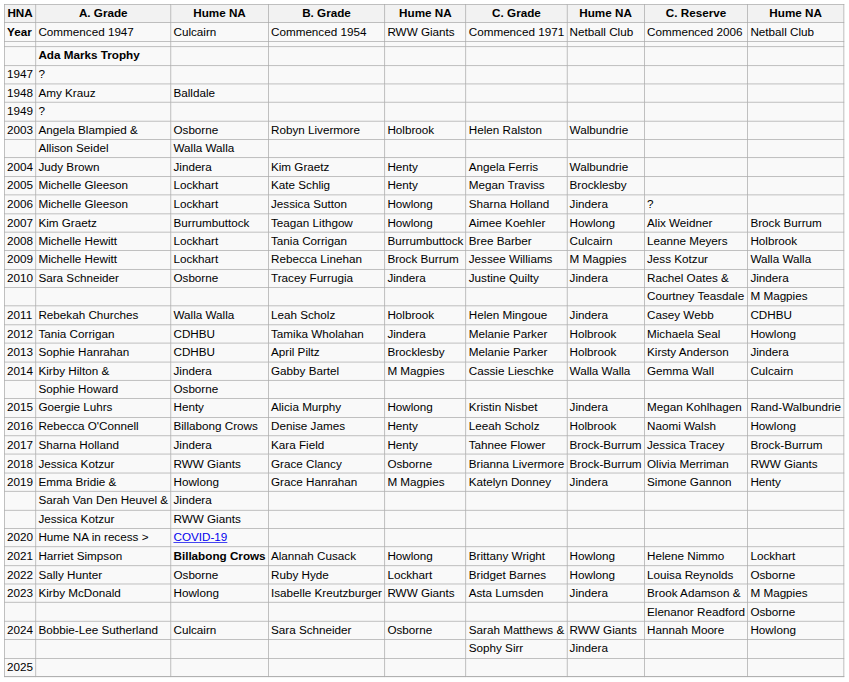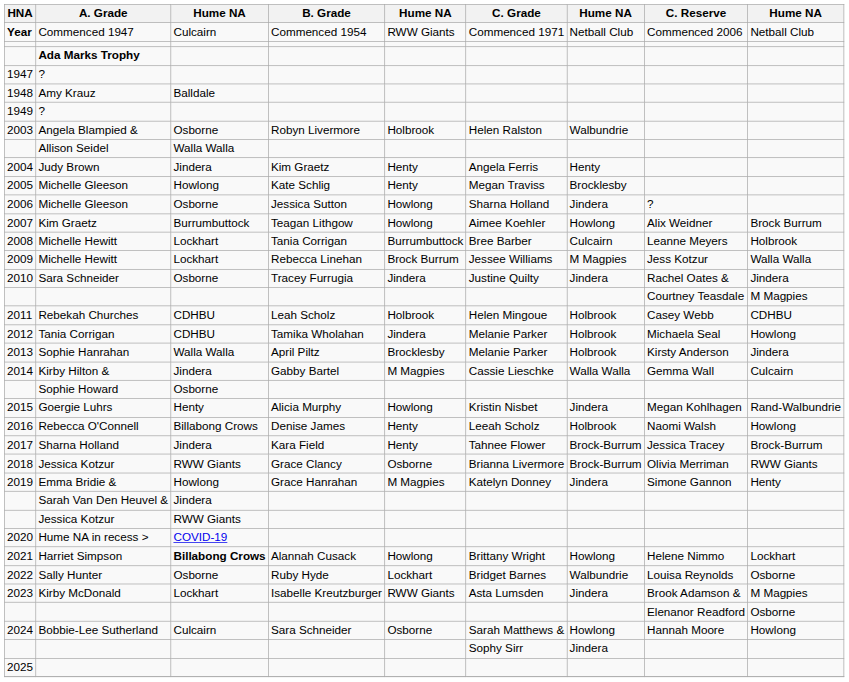(599, 167) Walbundrie -> (585, 167) Henty
(196, 185) Lockhart -> (196, 185) Howlong
(196, 204) Lockhart -> (196, 204) Osborne
(204, 315) Walla Walla -> (194, 315) CDHBU
(589, 315) Jindera -> (593, 315) Holbrook
(194, 352) CDHBU -> (204, 352) Walla Walla
(592, 574) Howlong -> (599, 574) Walbundrie
(196, 593) Howlong -> (196, 593) Lockhart
(603, 630) RWW Giants -> (592, 630) Howlong
